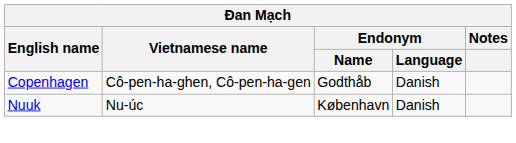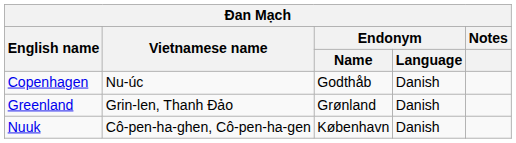(208, 82) Cô-pen-ha-ghen, Cô-pen-ha-gen -> (125, 82) Nu-úc
+ row: (41, 104)
(125, 104) Nu-úc -> (208, 127) Cô-pen-ha-ghen, Cô-pen-ha-gen
